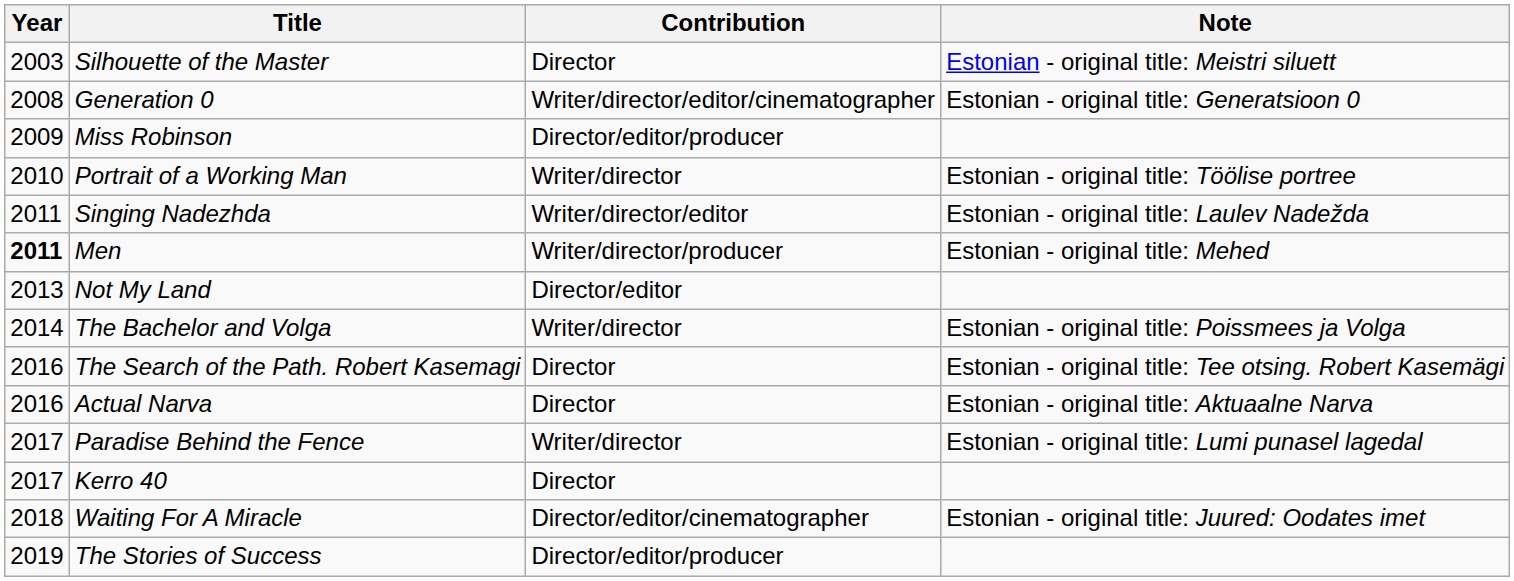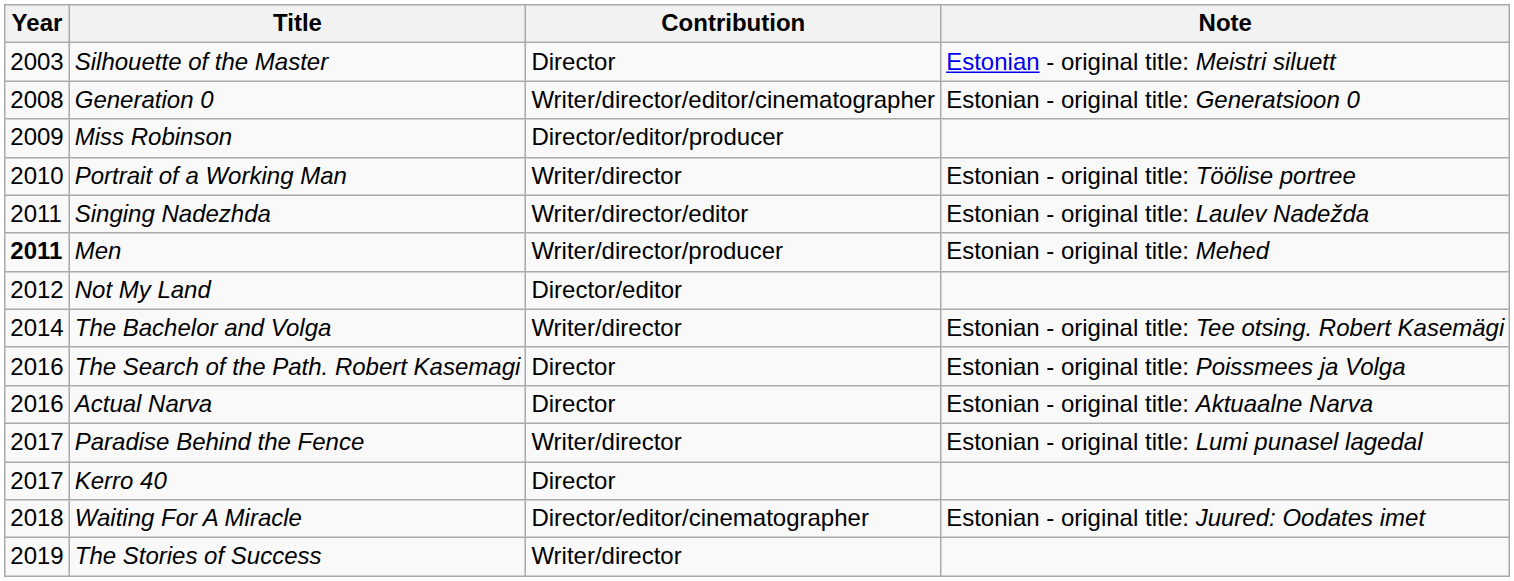(37, 289) 2013 -> (37, 289) 2012
(1176, 328) Estonian - original title: Poissmees ja Volga -> (1225, 328) Estonian - original title: Tee otsing. Robert Kasemägi
(1225, 366) Estonian - original title: Tee otsing. Robert Kasemägi -> (1176, 366) Estonian - original title: Poissmees ja Volga
(657, 556) Director/editor/producer -> (607, 556) Writer/director
